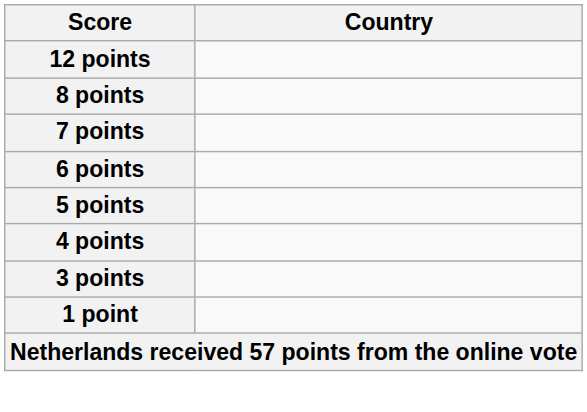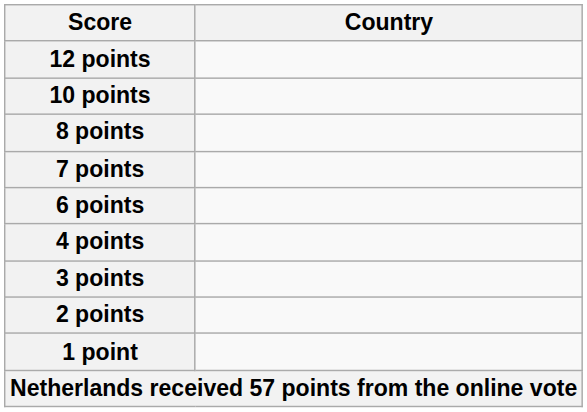+ row: (100, 95)
- row: (100, 205)
+ row: (100, 315)
